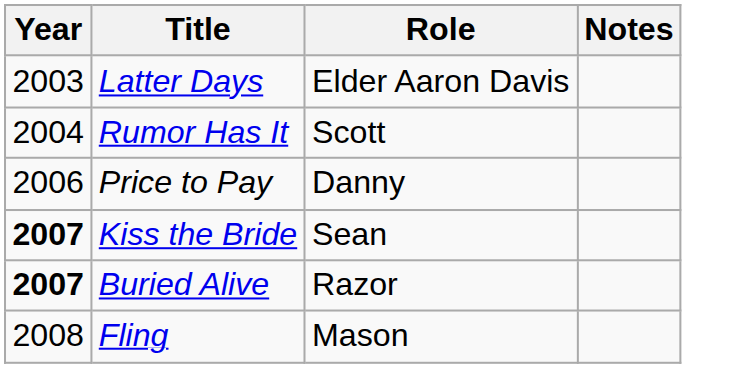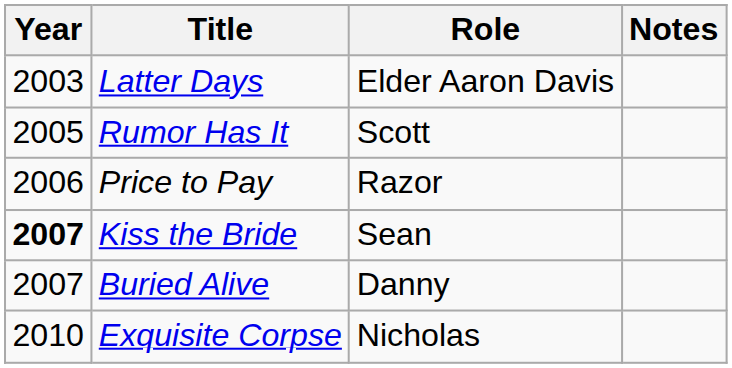(48, 132) 2004 -> (48, 132) 2005
(359, 183) Danny -> (400, 183) Razor
(48, 285) bold -> (48, 285) normal
(355, 285) Razor -> (403, 285) Danny
- row: (134, 336)
+ row: (220, 336)
